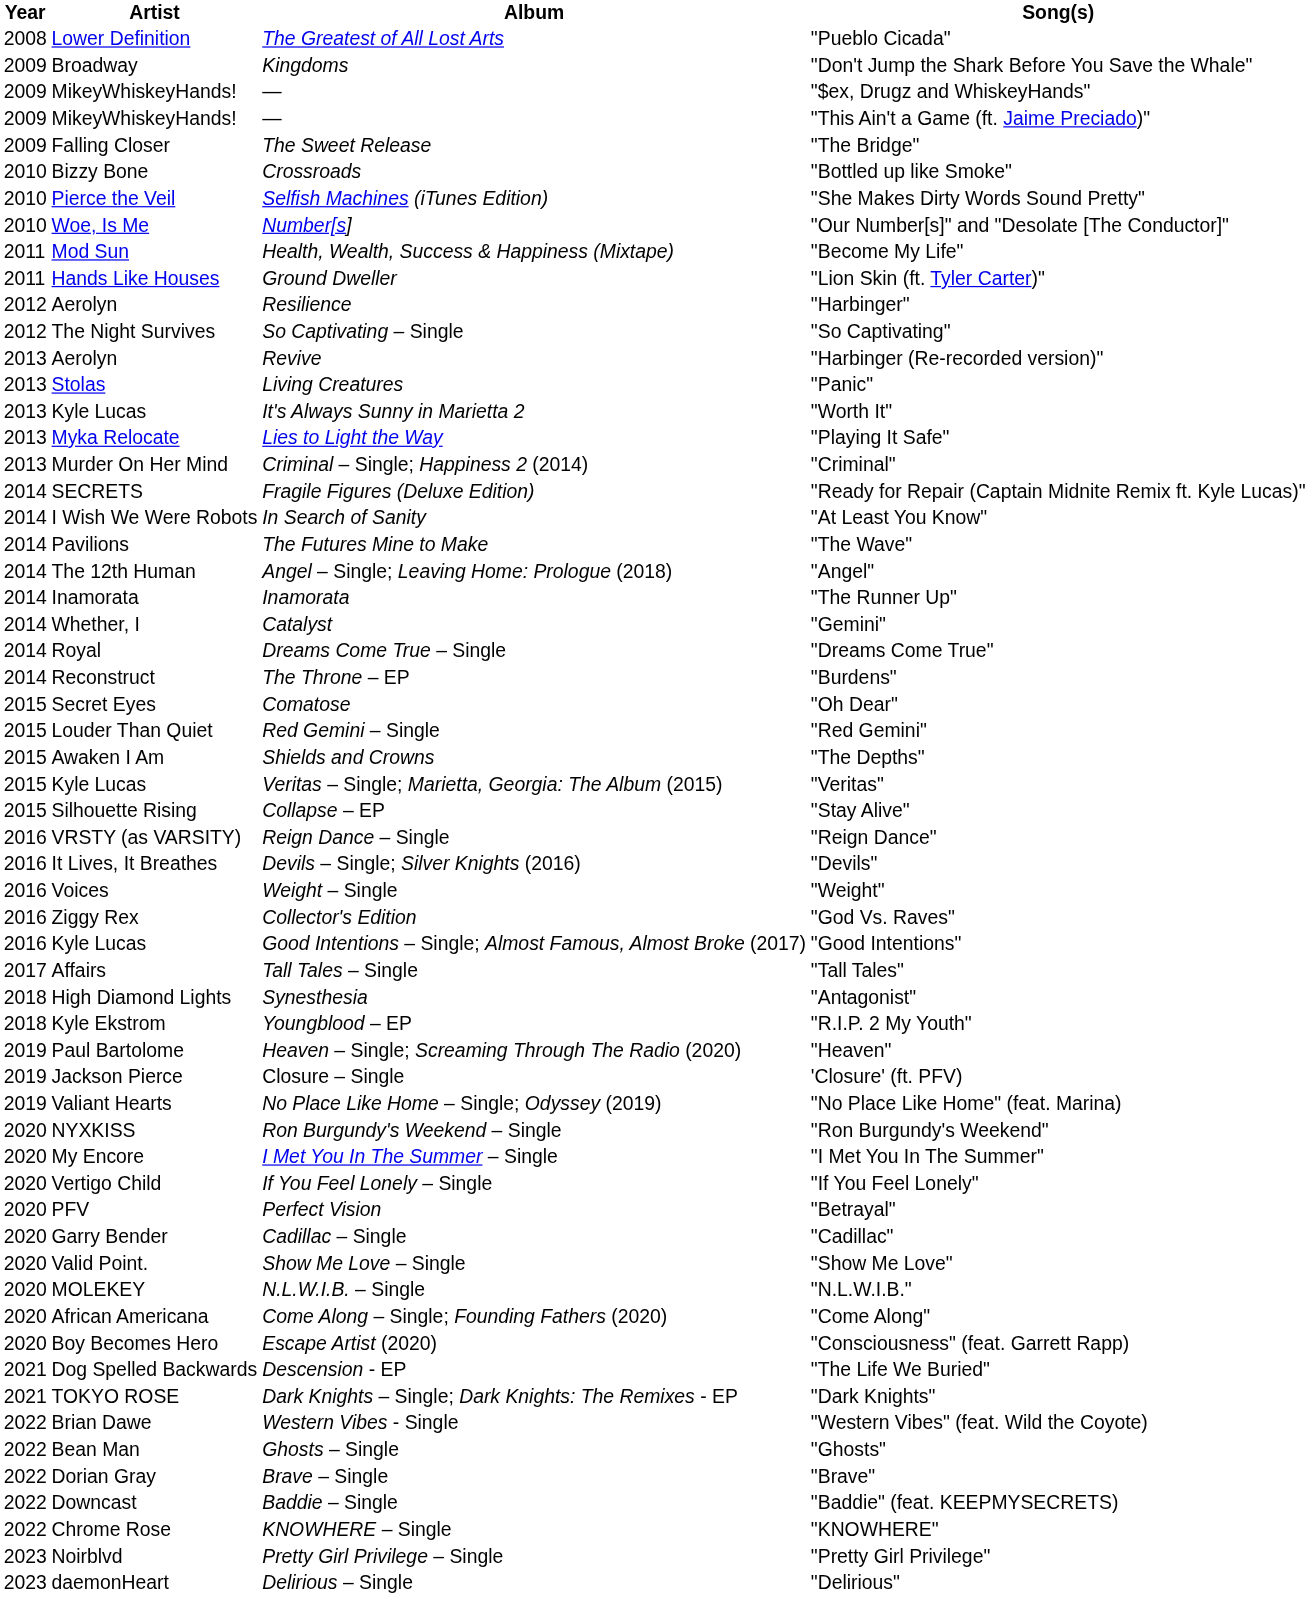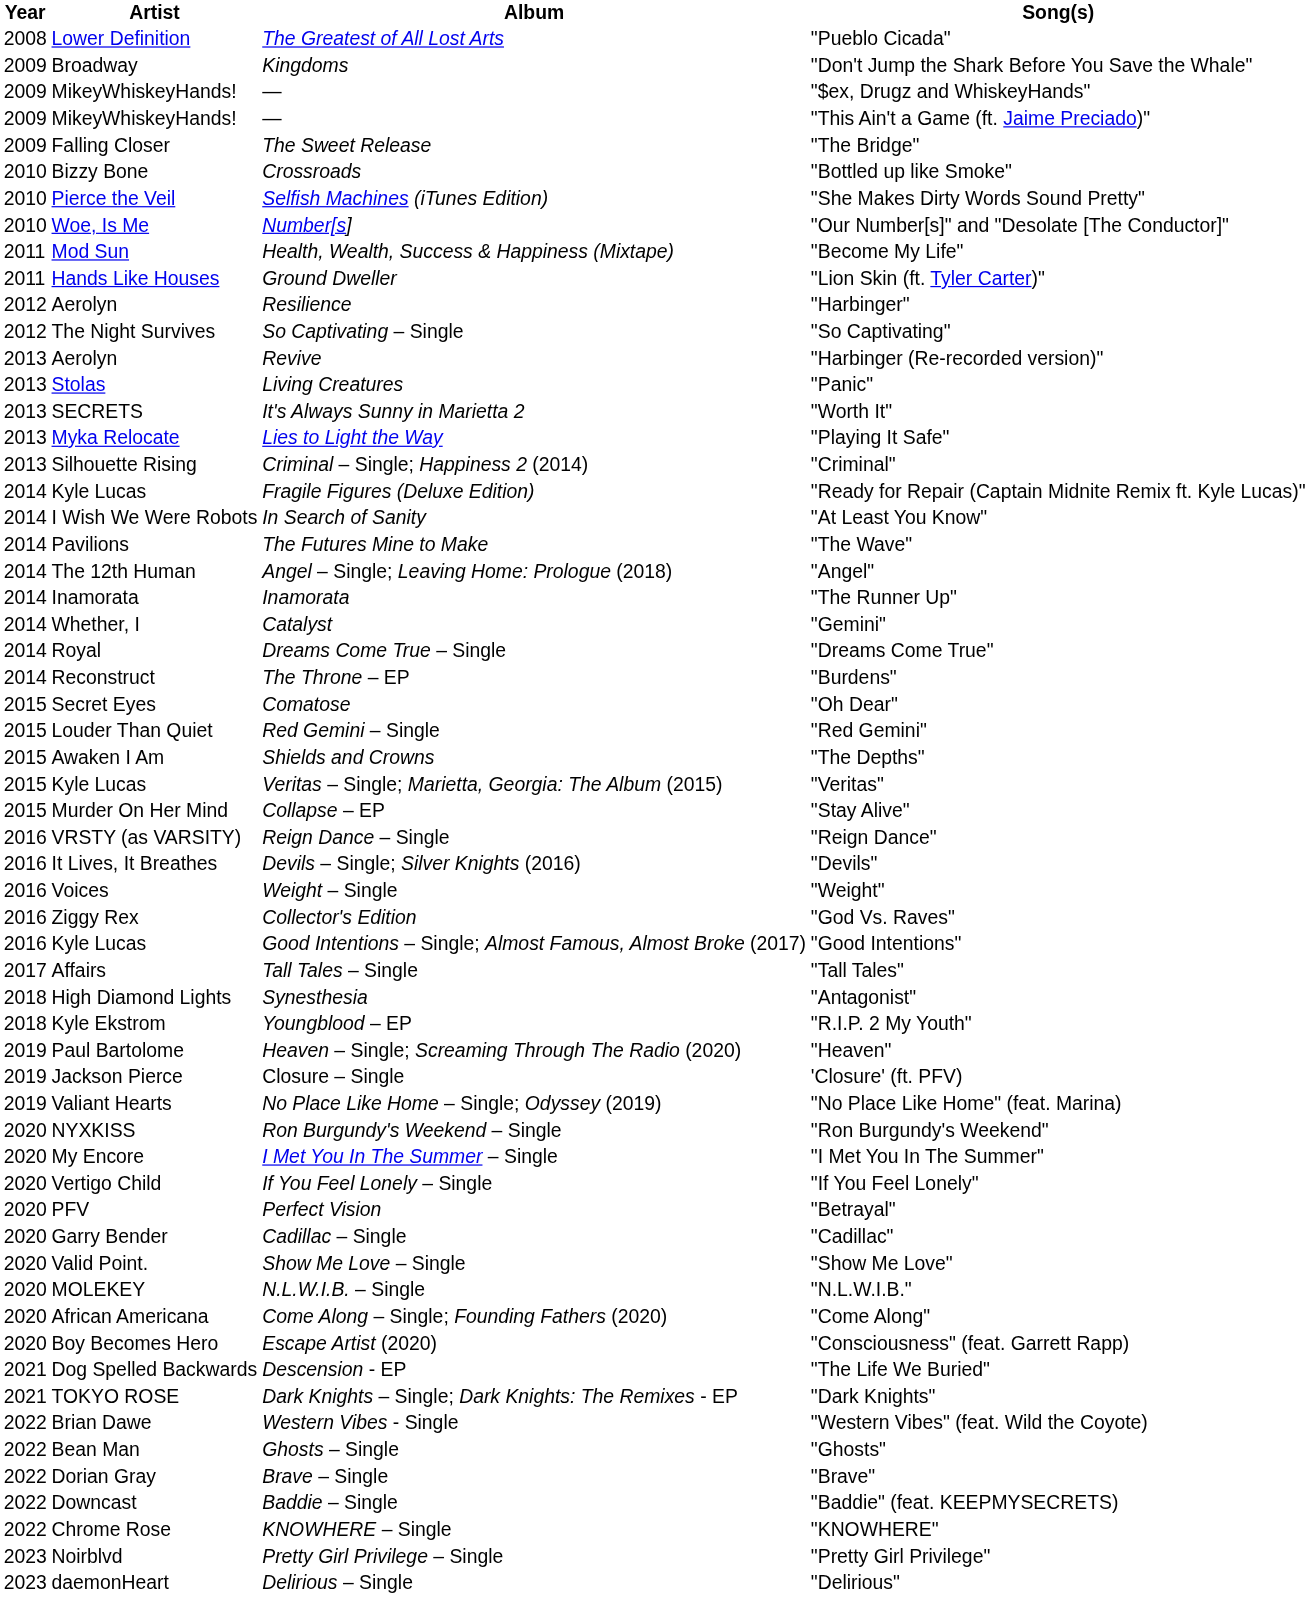(99, 411) Kyle Lucas -> (97, 411) SECRETS
(140, 464) Murder On Her Mind -> (124, 464) Silhouette Rising
(97, 491) SECRETS -> (99, 491) Kyle Lucas
(124, 811) Silhouette Rising -> (140, 811) Murder On Her Mind
